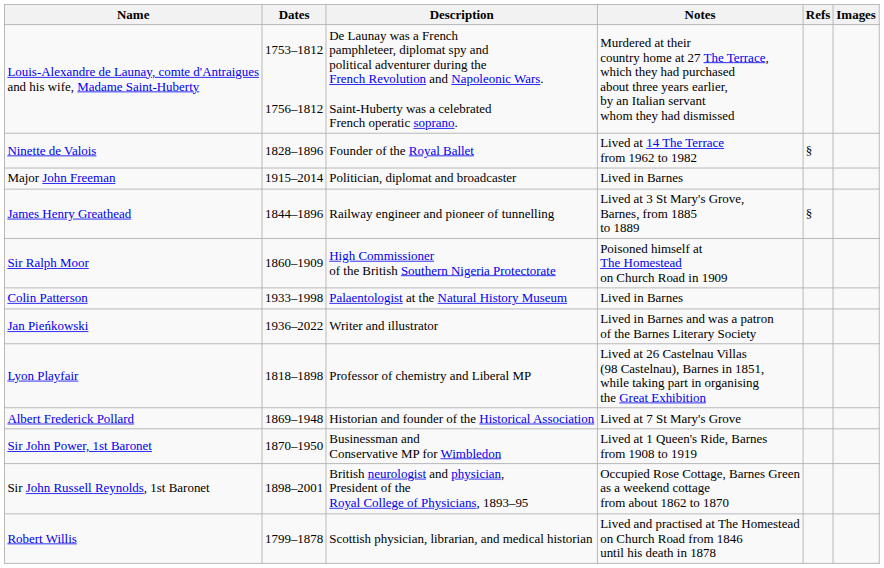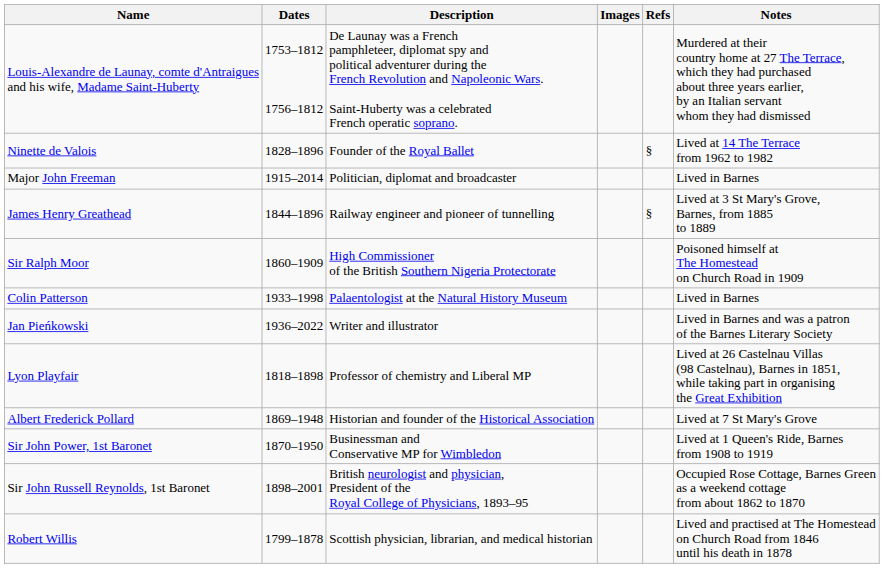columns swapped: (700, 14) <-> (856, 14)
